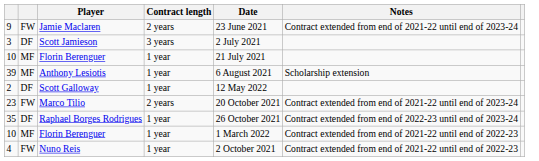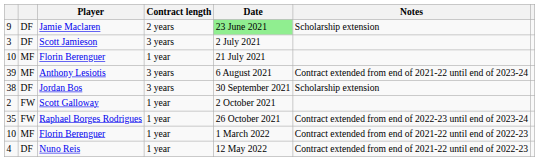(28, 27) FW -> (27, 27) DF
(241, 27) no background -> (241, 27) lightgreen background
(401, 27) Contract extended from end of 2021-22 until end of 2023-24 -> (337, 27) Scholarship extension
(158, 73) 1 year -> (160, 73) 3 years
(327, 73) Scholarship extension -> (411, 73) Contract extended from end of 2021-22 until end of 2023-24
+ row: (11, 88)
(27, 88) DF -> (28, 103) FW
(241, 88) 12 May 2022 -> (246, 103) 2 October 2021
- row: (11, 103)
(27, 118) DF -> (28, 118) FW
(28, 149) FW -> (27, 149) DF
(246, 149) 2 October 2021 -> (241, 149) 12 May 2022
